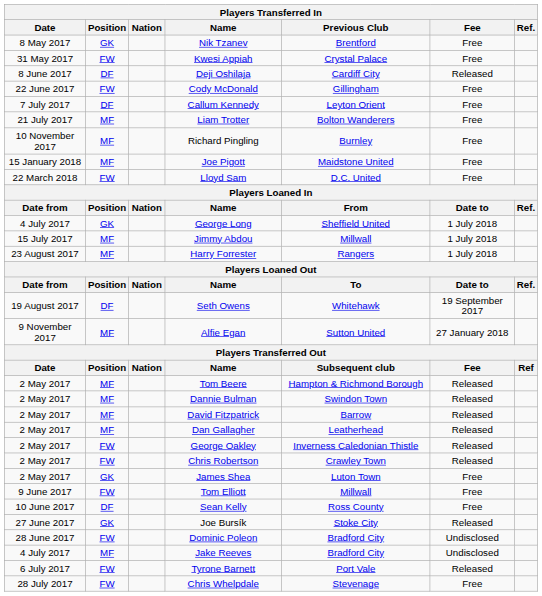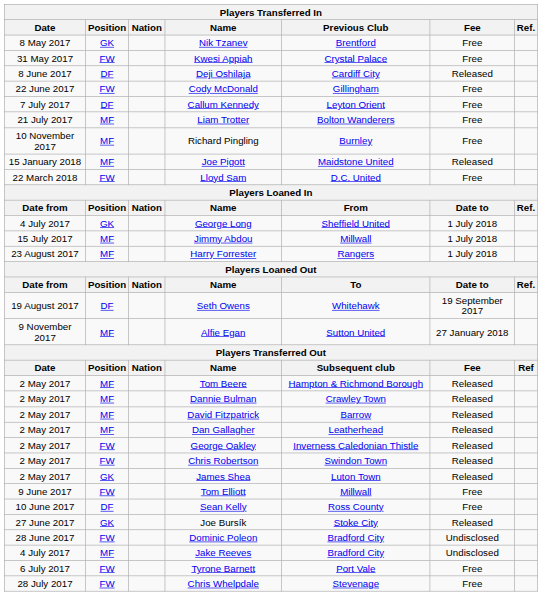(472, 162) Free -> (472, 162) Released
(356, 399) Swindon Town -> (356, 399) Crawley Town
(356, 461) Crawley Town -> (356, 461) Swindon Town
(472, 476) Free -> (472, 476) Released
(472, 568) Released -> (472, 568) Free
